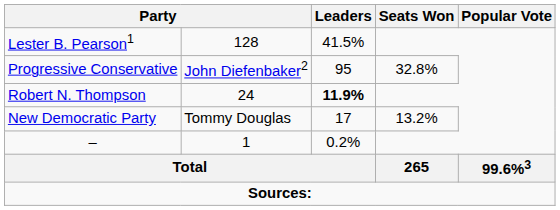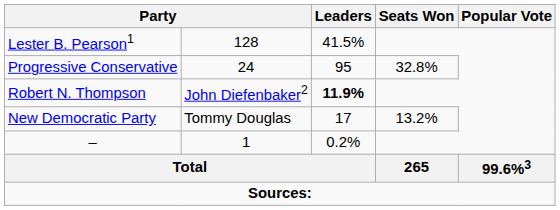(246, 69) John Diefenbaker2 -> (246, 67) 24
(246, 95) 24 -> (246, 93) John Diefenbaker2
